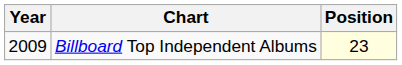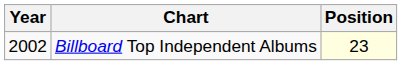(28, 45) 2009 -> (28, 45) 2002
